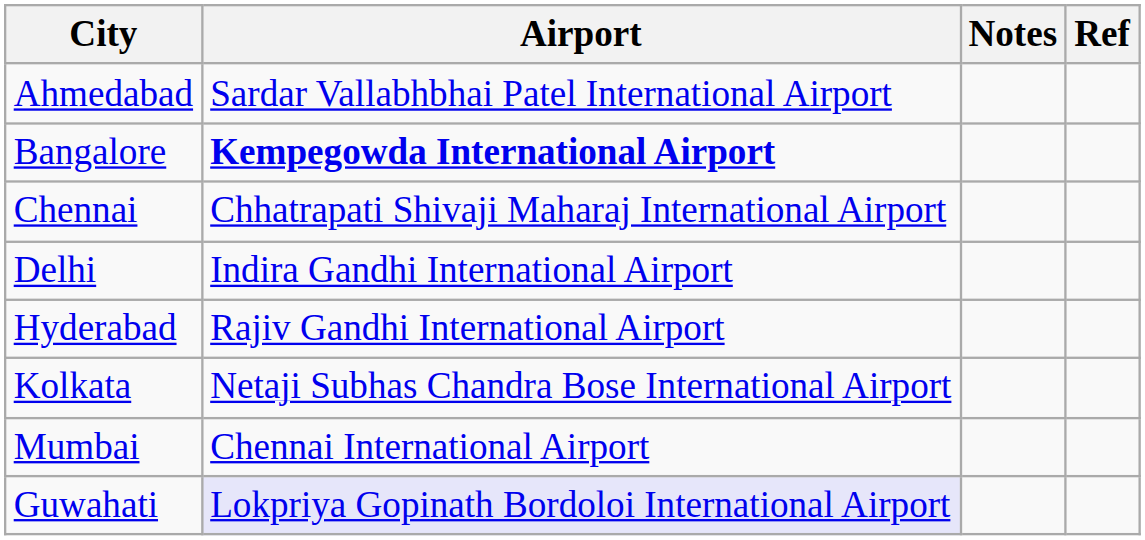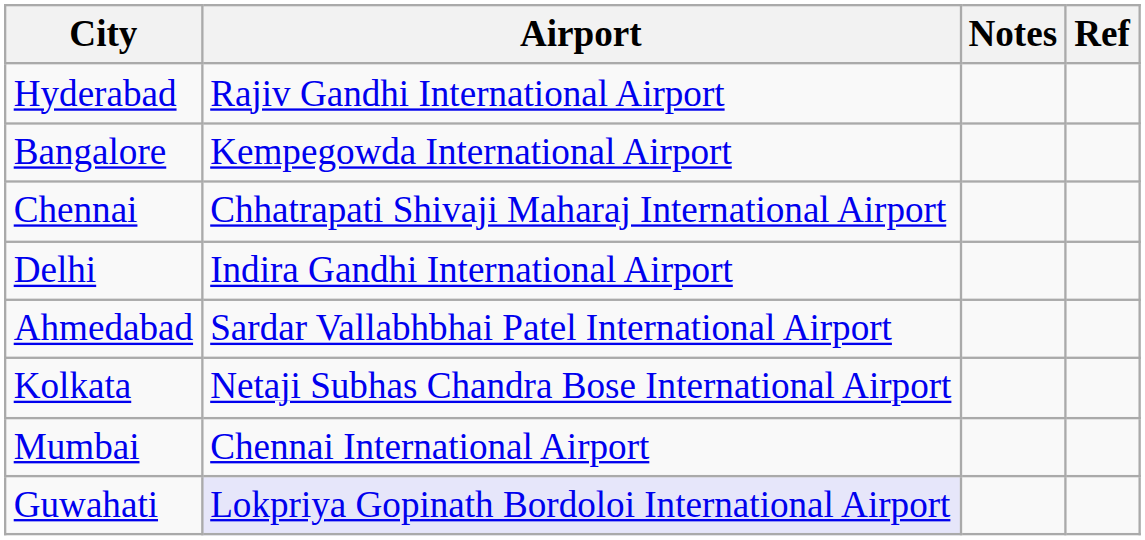rows swapped: (103, 92) <-> (95, 328)
(493, 151) bold -> (471, 151) normal
